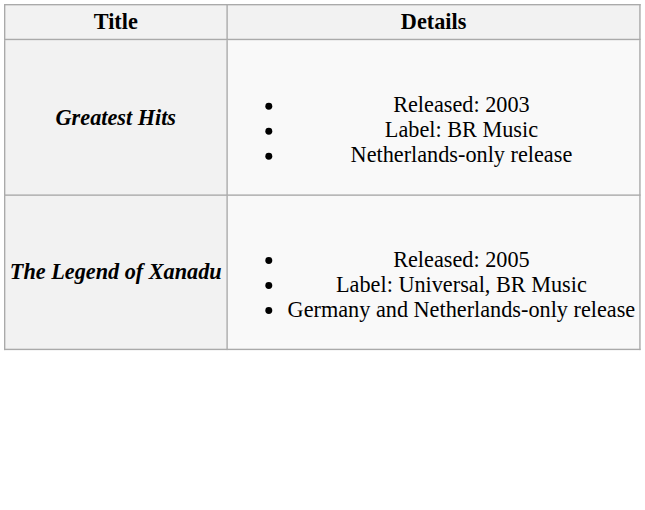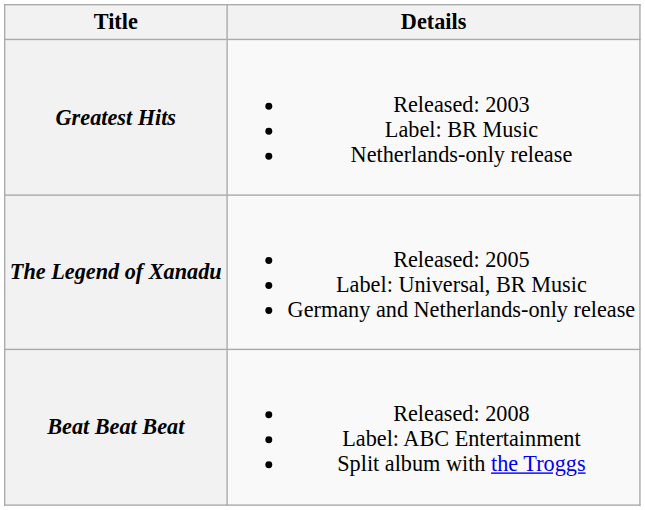+ row: (116, 426)
